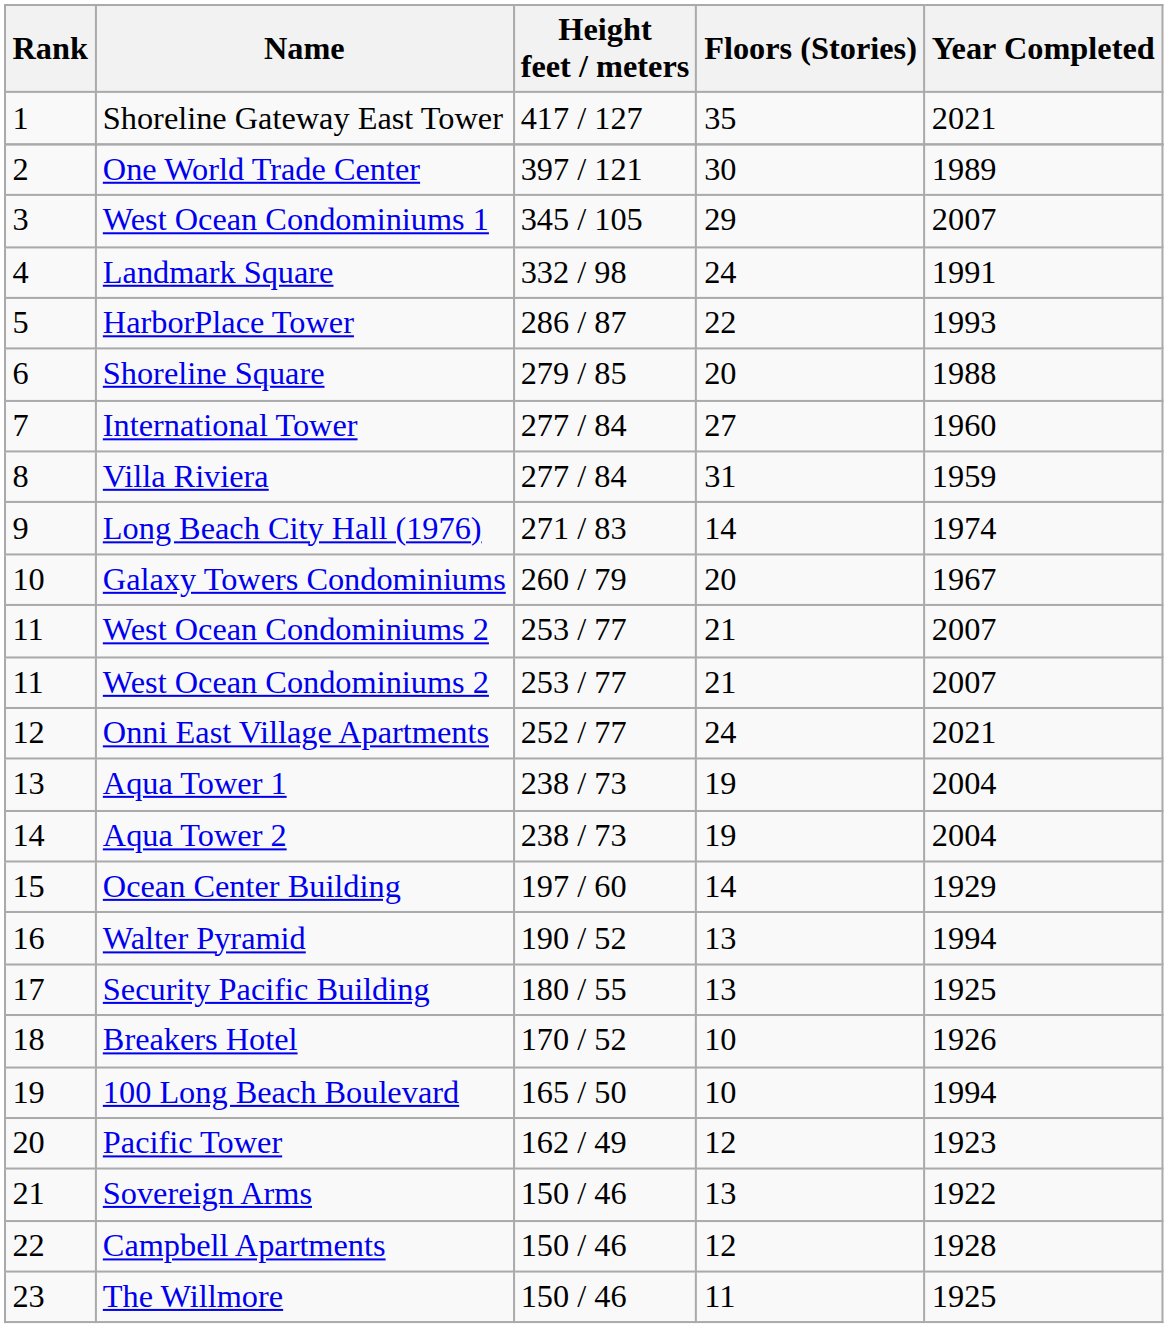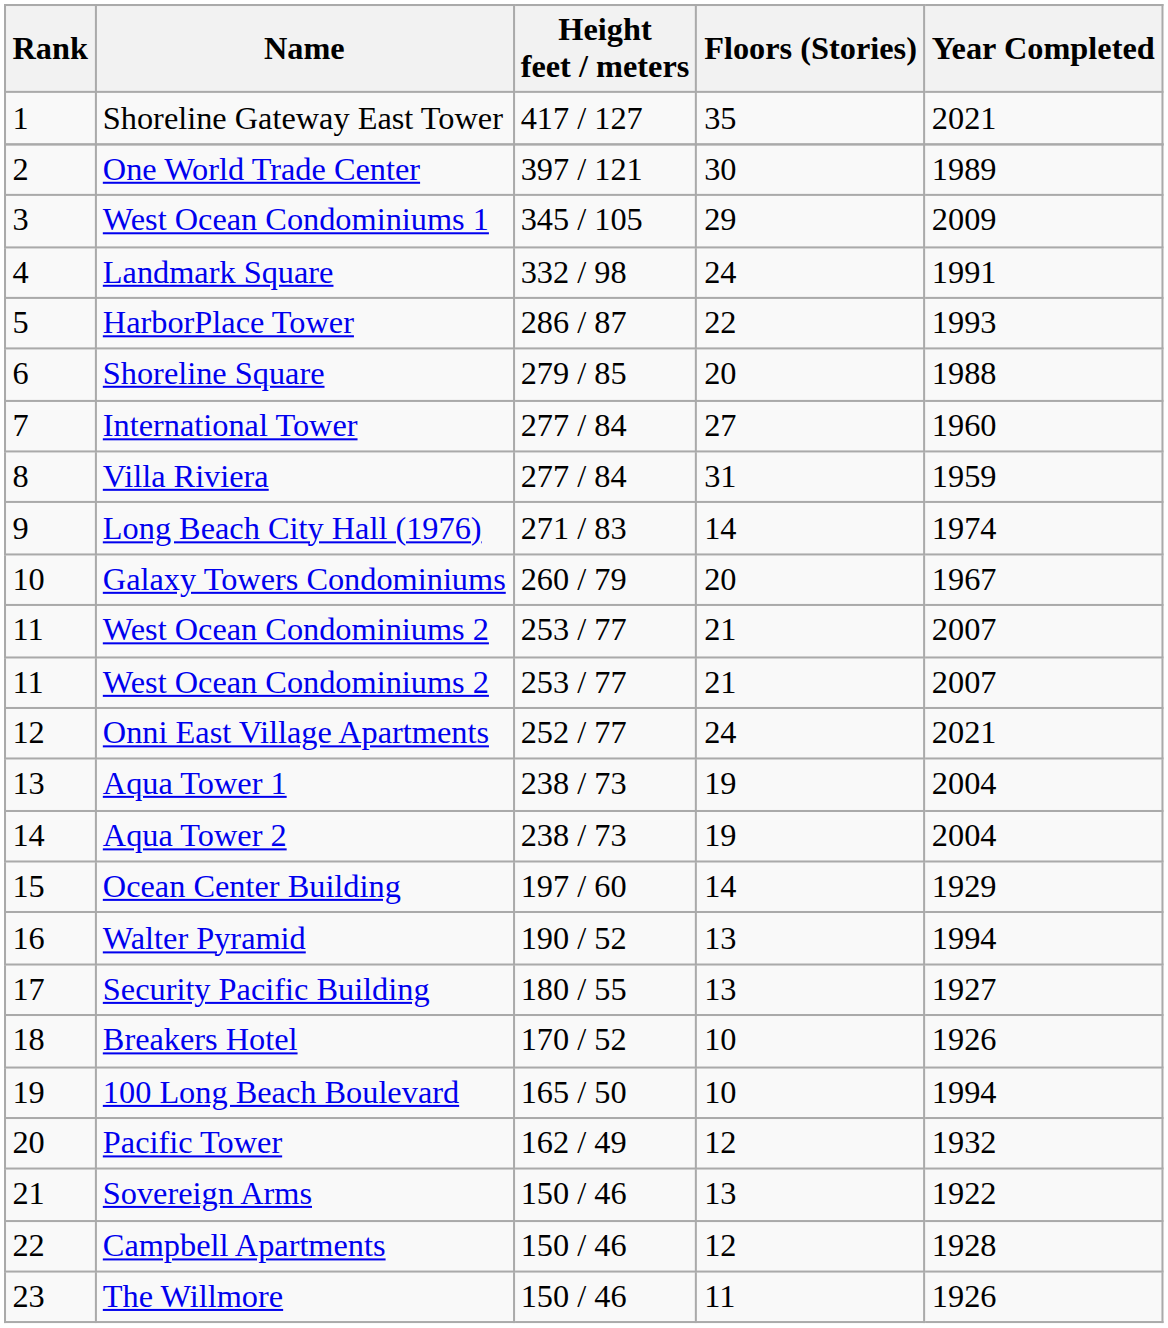(964, 220) 2007 -> (964, 220) 2009
(964, 989) 1925 -> (964, 989) 1927
(964, 1142) 1923 -> (964, 1142) 1932
(964, 1296) 1925 -> (964, 1296) 1926
